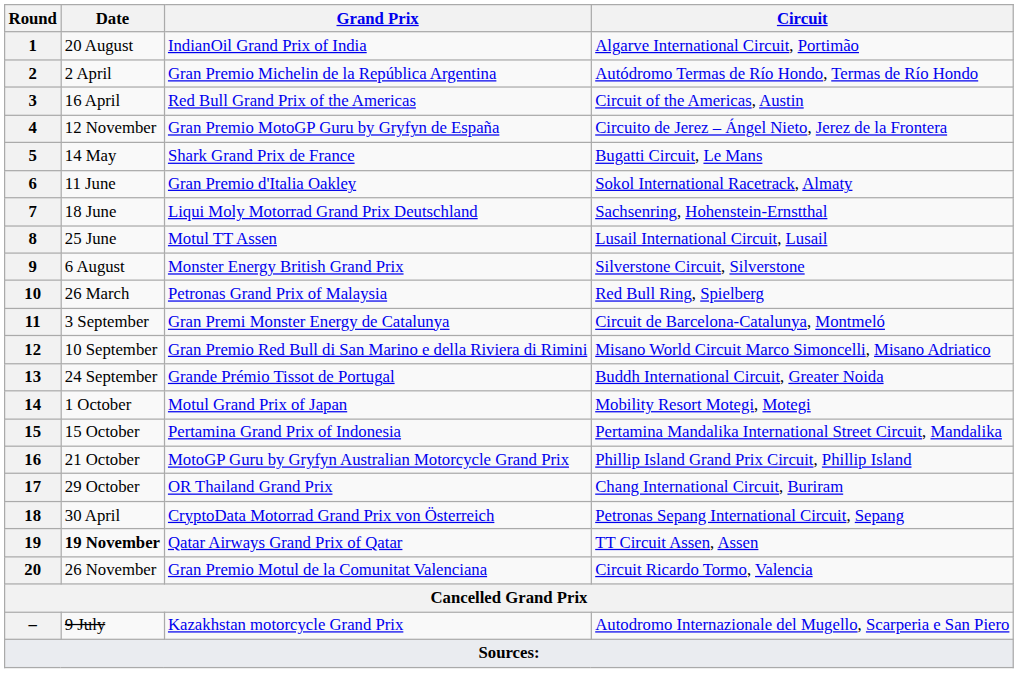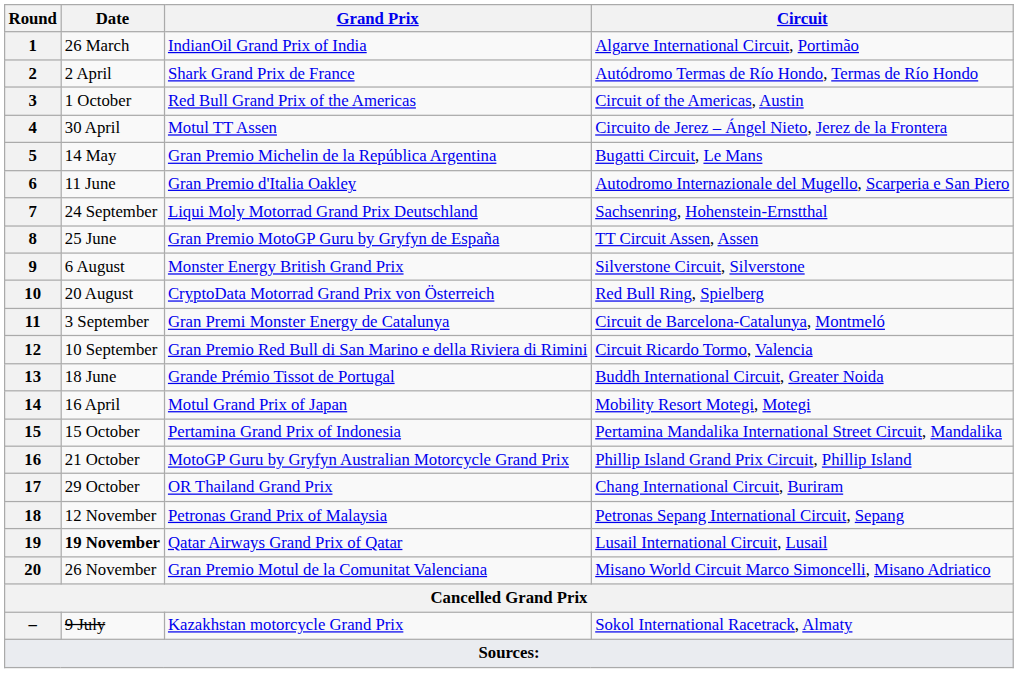(99, 45) 20 August -> (97, 45) 26 March
(332, 73) Gran Premio Michelin de la República Argentina -> (261, 73) Shark Grand Prix de France
(92, 100) 16 April -> (98, 100) 1 October
(111, 128) 12 November -> (92, 128) 30 April
(334, 128) Gran Premio MotoGP Guru by Gryfyn de España -> (222, 128) Motul TT Assen
(261, 155) Shark Grand Prix de France -> (332, 155) Gran Premio Michelin de la República Argentina
(724, 183) Sokol International Racetrack, Almaty -> (802, 183) Autodromo Internazionale del Mugello, Scarperia e San Piero
(91, 211) 18 June -> (111, 211) 24 September
(222, 238) Motul TT Assen -> (334, 238) Gran Premio MotoGP Guru by Gryfyn de España
(711, 238) Lusail International Circuit, Lusail -> (677, 238) TT Circuit Assen, Assen
(97, 293) 26 March -> (99, 293) 20 August
(278, 293) Petronas Grand Prix of Malaysia -> (331, 293) CryptoData Motorrad Grand Prix von Österreich
(793, 349) Misano World Circuit Marco Simoncelli, Misano Adriatico -> (704, 349) Circuit Ricardo Tormo, Valencia
(111, 376) 24 September -> (91, 376) 18 June
(98, 404) 1 October -> (92, 404) 16 April
(92, 514) 30 April -> (111, 514) 12 November
(331, 514) CryptoData Motorrad Grand Prix von Österreich -> (278, 514) Petronas Grand Prix of Malaysia
(677, 542) TT Circuit Assen, Assen -> (711, 542) Lusail International Circuit, Lusail
(704, 569) Circuit Ricardo Tormo, Valencia -> (793, 569) Misano World Circuit Marco Simoncelli, Misano Adriatico
(802, 625) Autodromo Internazionale del Mugello, Scarperia e San Piero -> (724, 625) Sokol International Racetrack, Almaty
